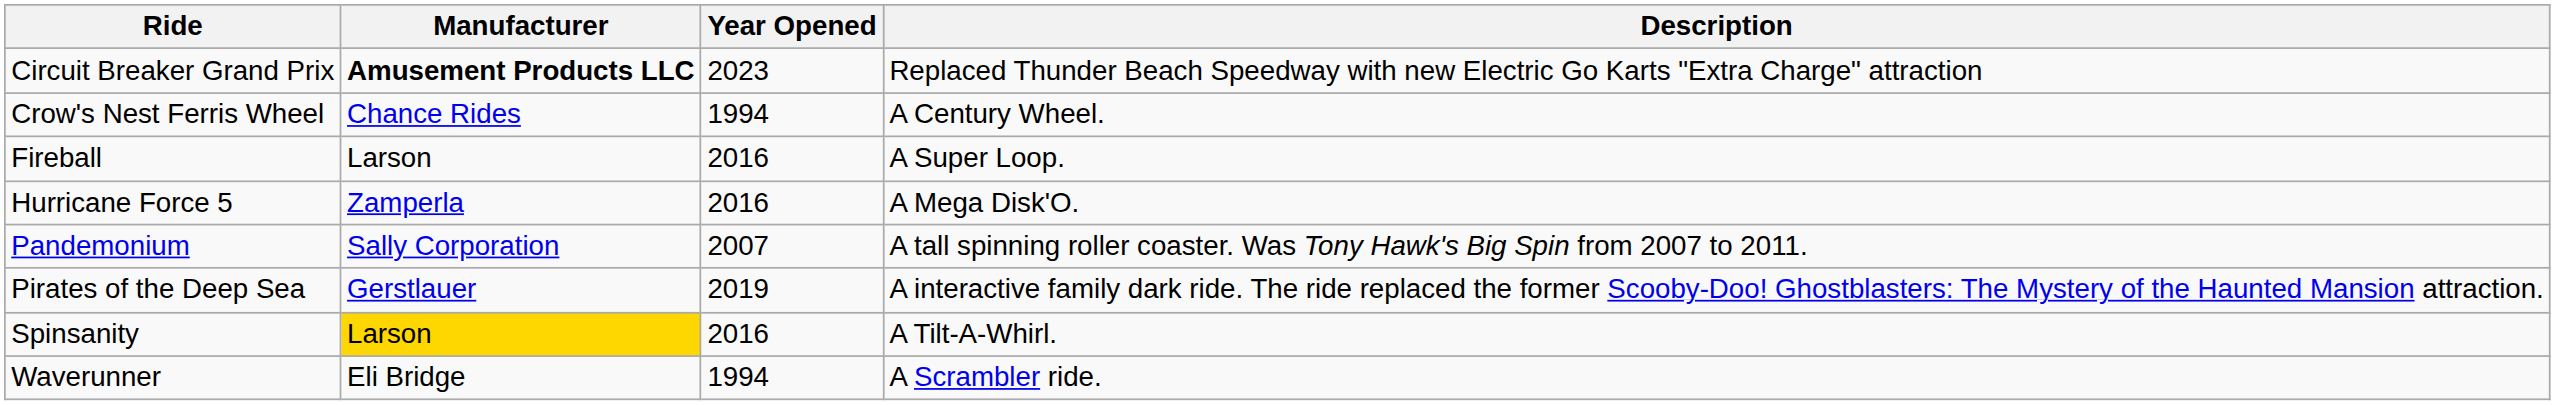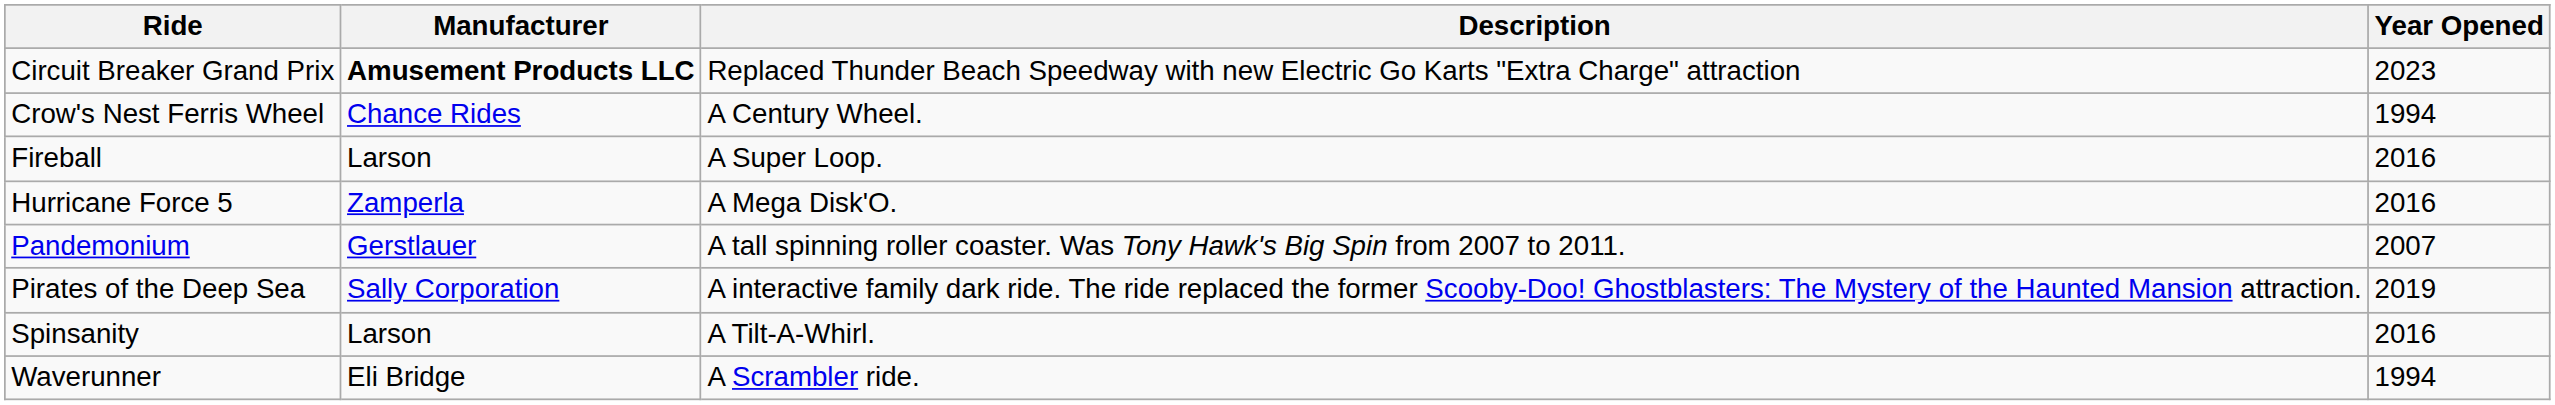columns swapped: (792, 26) <-> (1717, 26)
(453, 245) Sally Corporation -> (412, 245) Gerstlauer
(412, 289) Gerstlauer -> (453, 289) Sally Corporation
(389, 333) gold background -> (389, 333) no background
